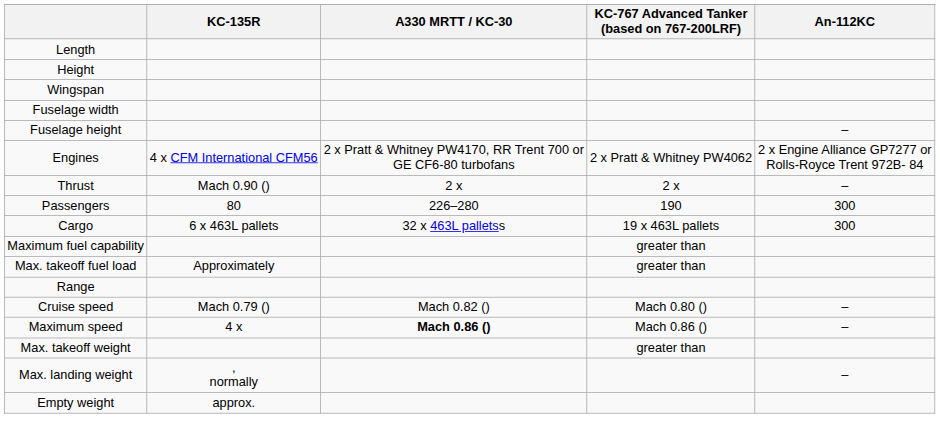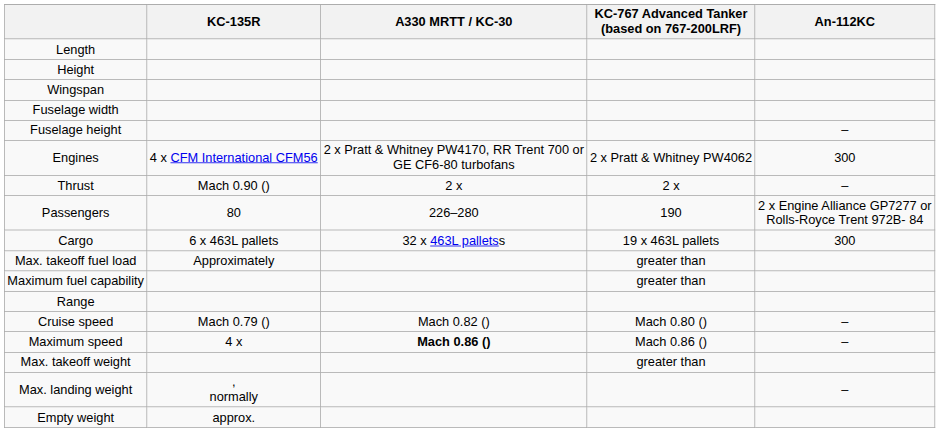(845, 158) 2 x Engine Alliance GP7277 or Rolls-Royce Trent 972B- 84 -> (845, 158) 300
(845, 205) 300 -> (845, 213) 2 x Engine Alliance GP7277 or Rolls-Royce Trent 972B- 84
rows swapped: (76, 246) <-> (76, 266)
